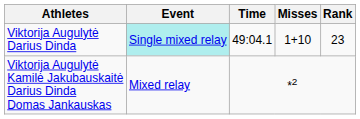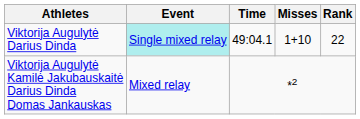(338, 40) 23 -> (338, 40) 22
